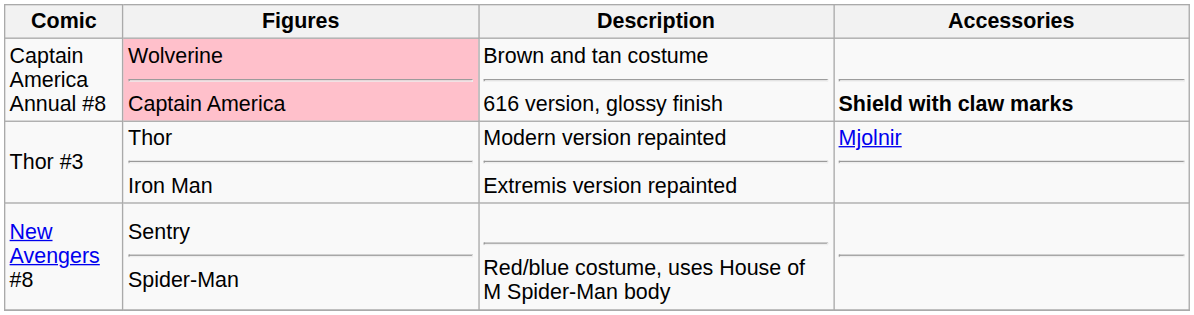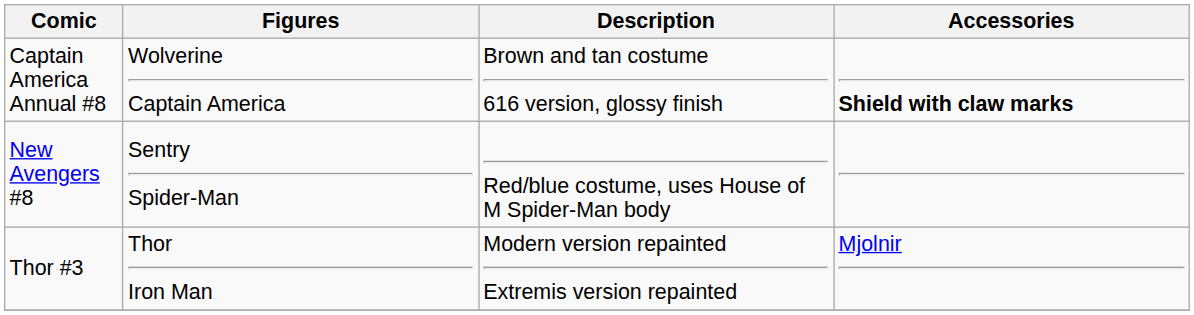(301, 79) pink background -> (301, 79) no background
rows swapped: (55, 256) <-> (47, 161)
